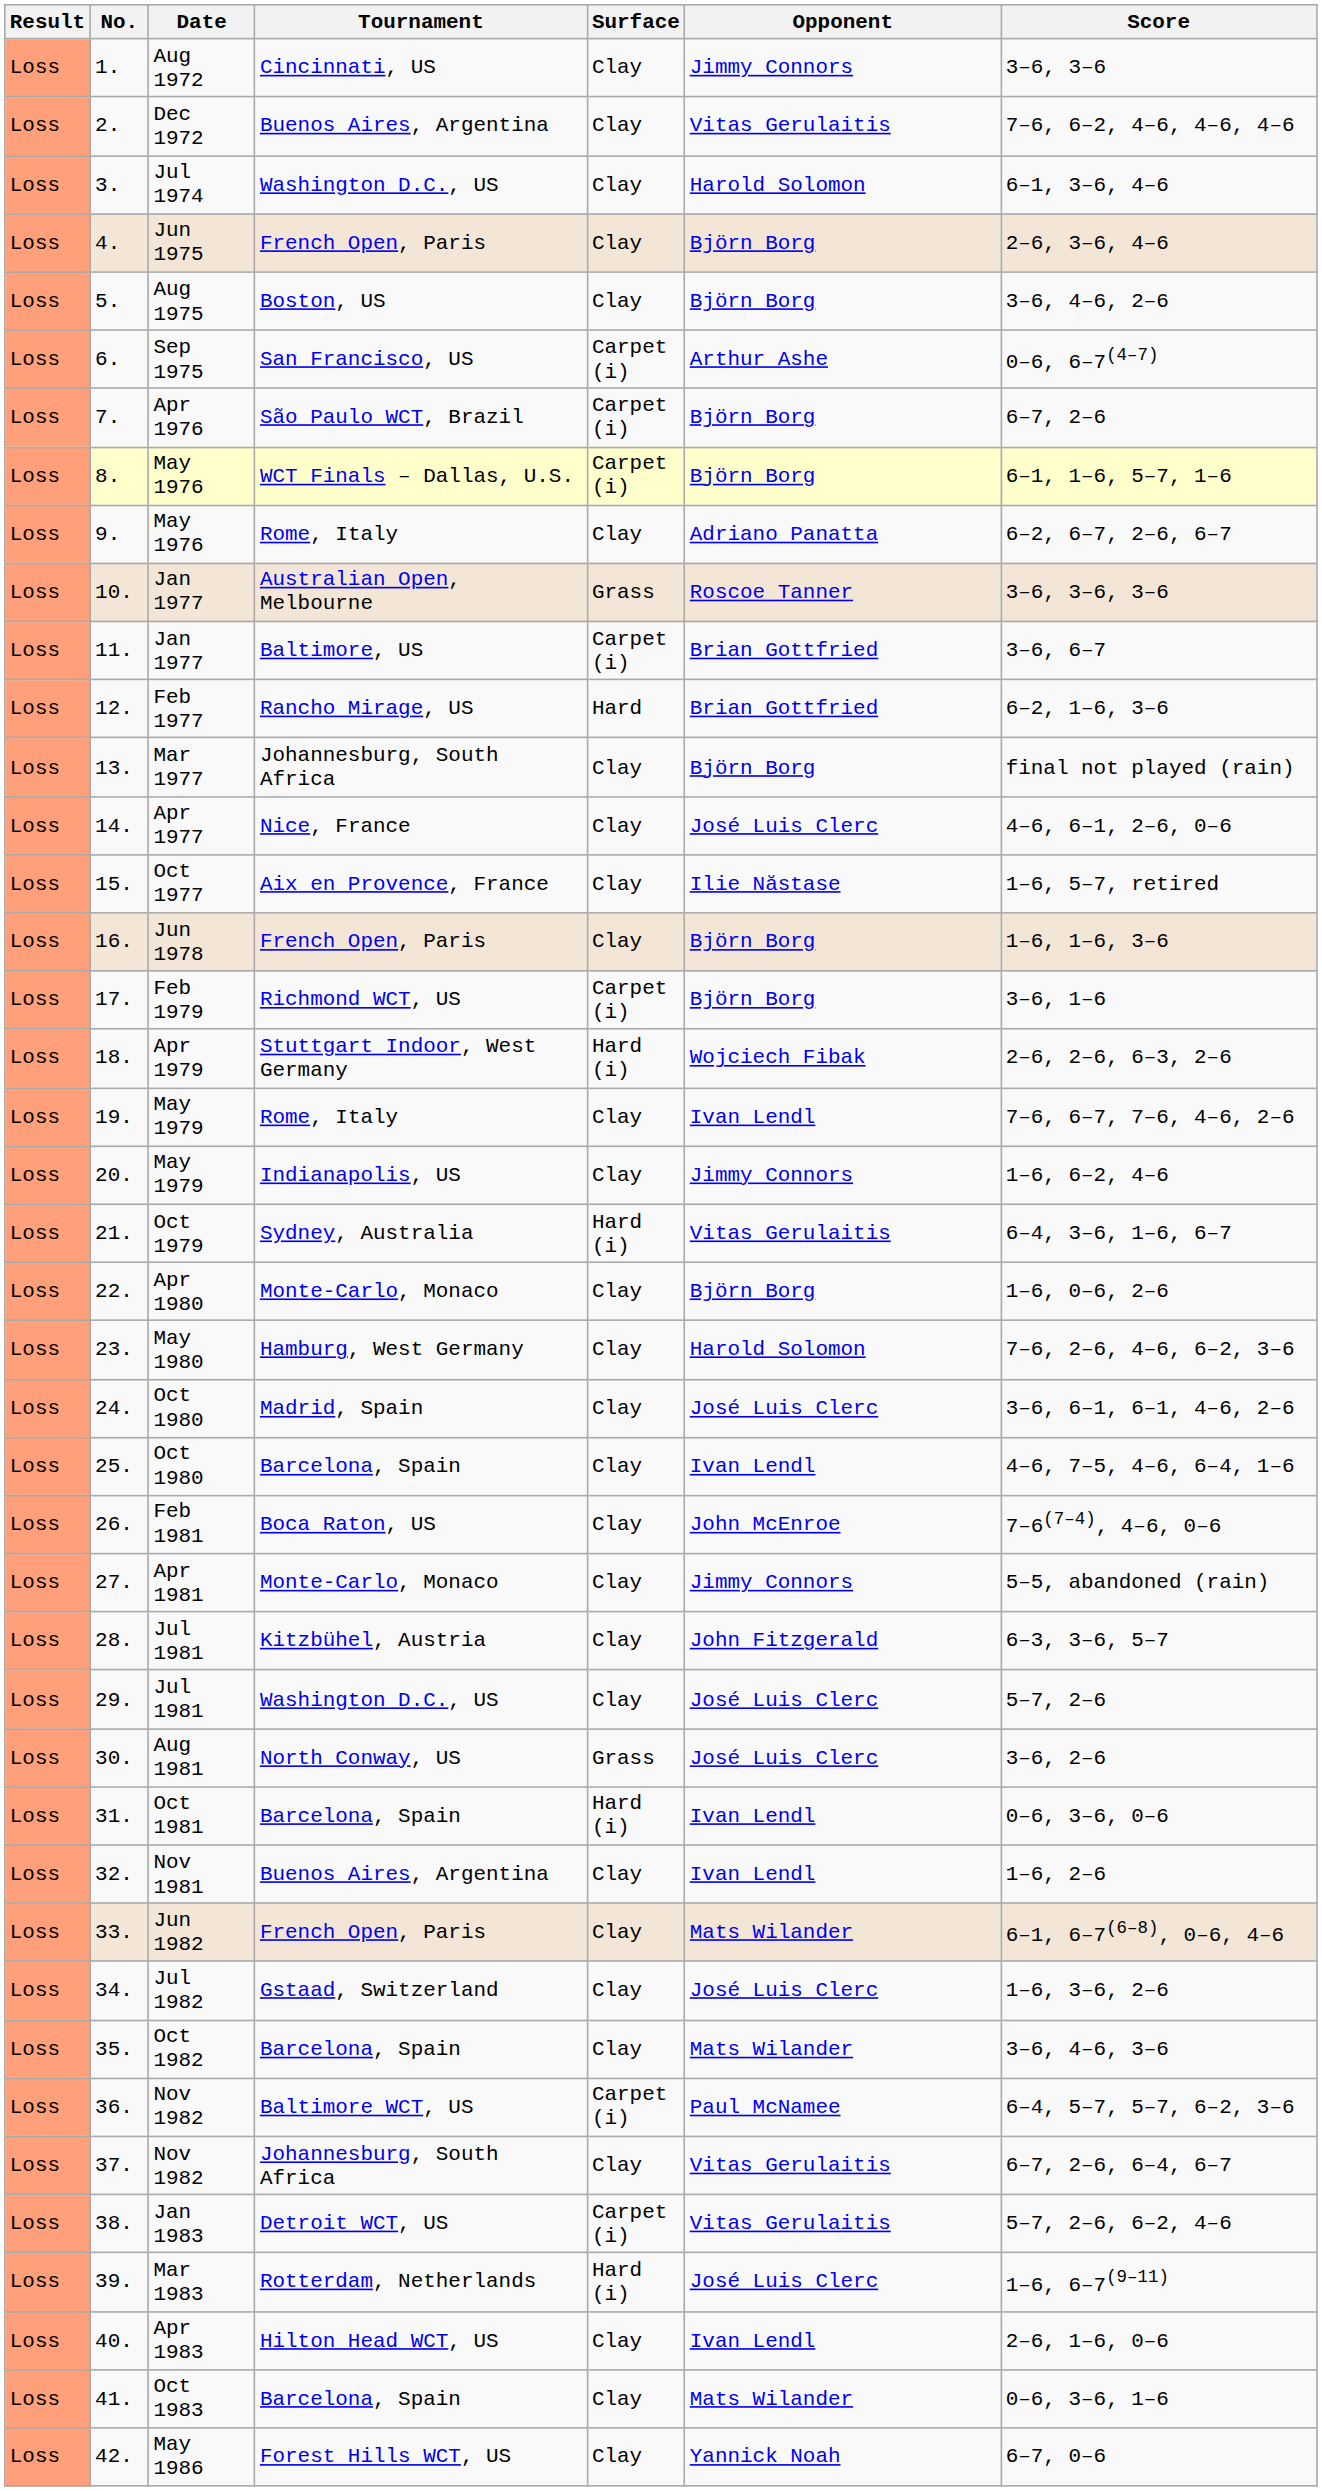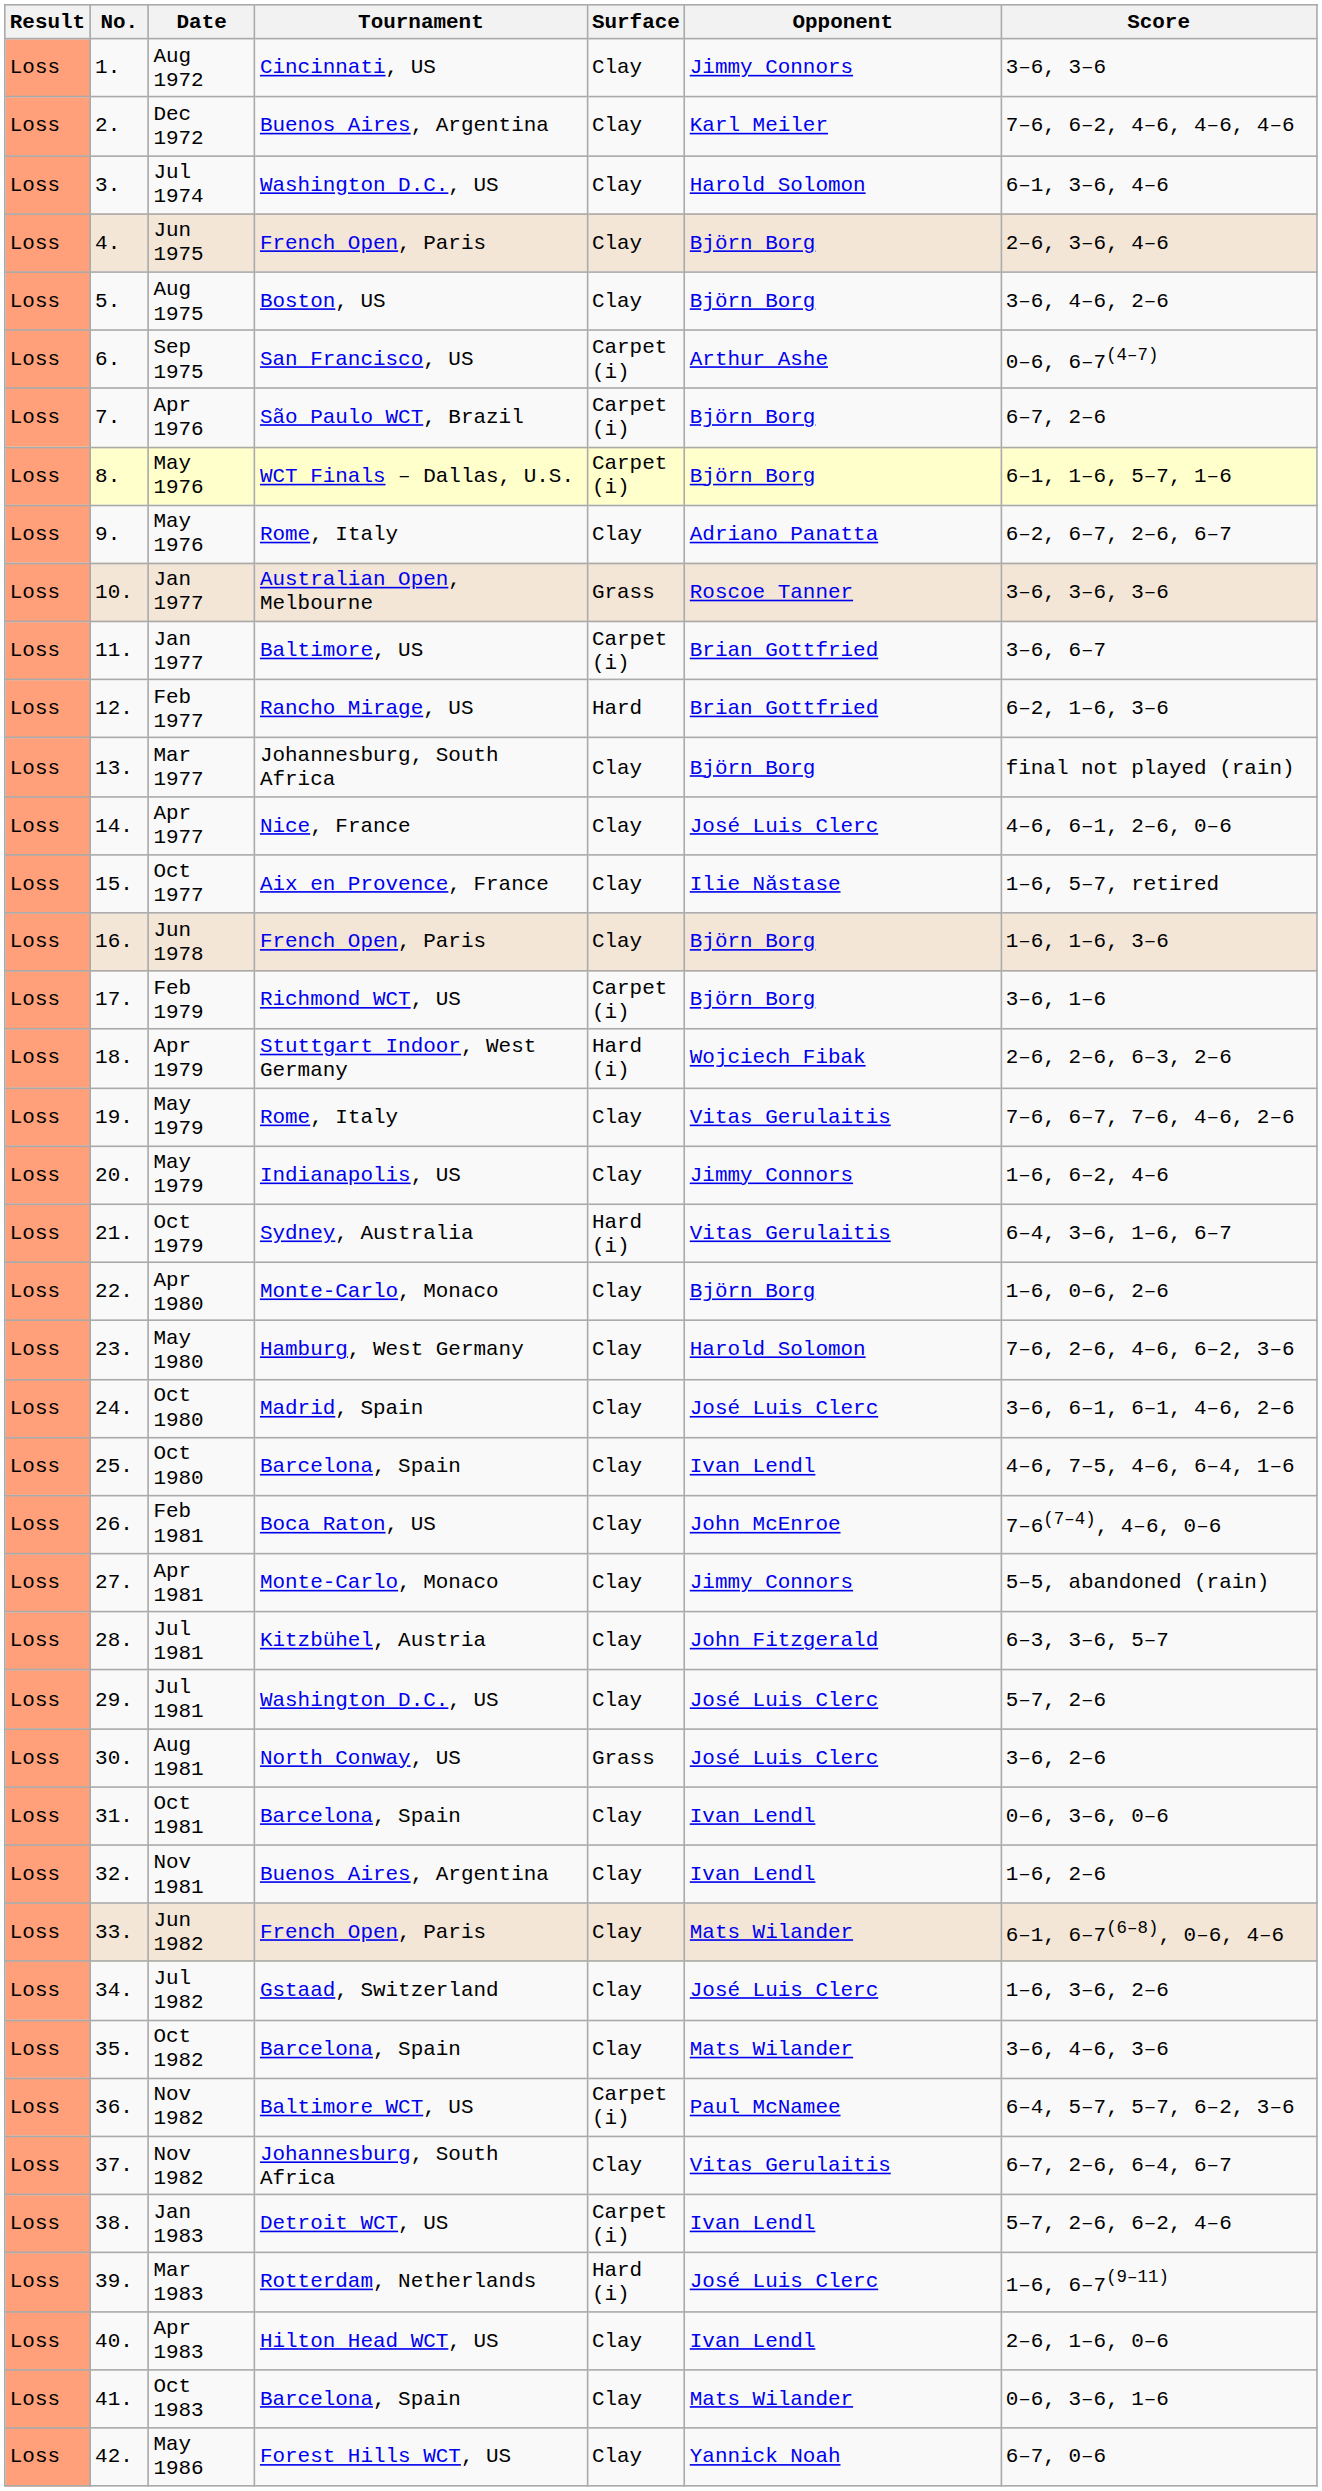(790, 126) Vitas Gerulaitis -> (759, 126) Karl Meiler
(753, 1117) Ivan Lendl -> (790, 1117) Vitas Gerulaitis
(617, 1816) Hard (i) -> (617, 1816) Clay
(790, 2224) Vitas Gerulaitis -> (753, 2224) Ivan Lendl
